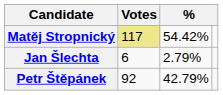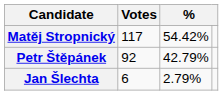(132, 36) khaki background -> (132, 36) no background
rows swapped: (61, 79) <-> (61, 57)
